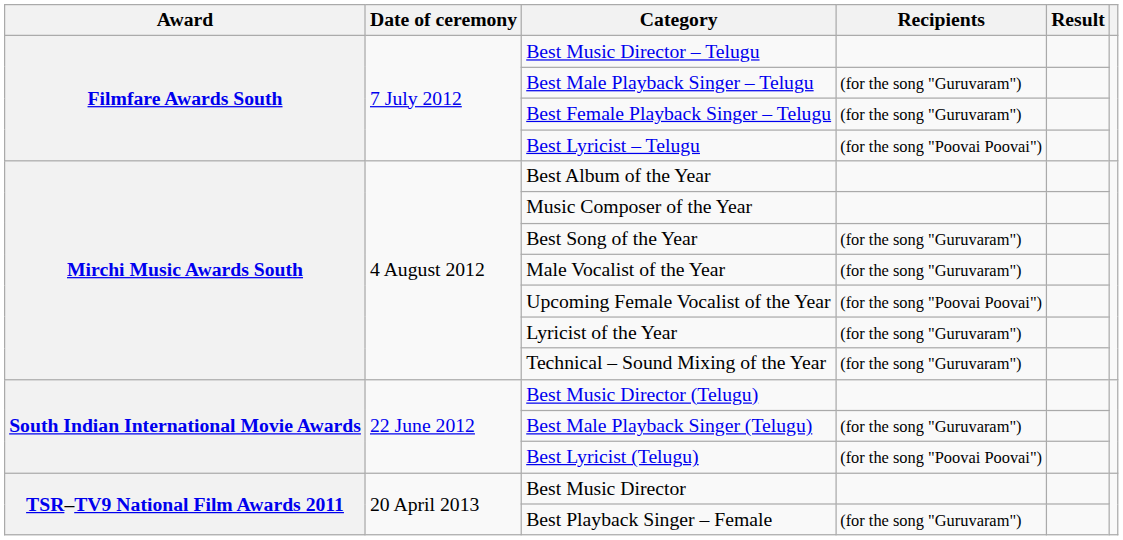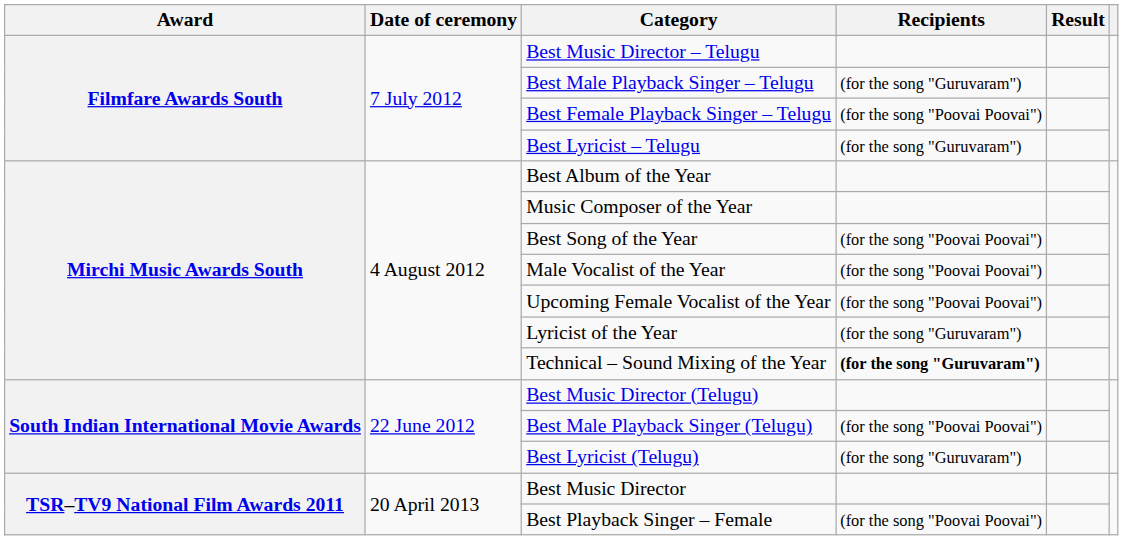(931, 114) (for the song "Guruvaram") -> (941, 114) (for the song "Poovai Poovai")
(941, 146) (for the song "Poovai Poovai") -> (931, 146) (for the song "Guruvaram")
(931, 239) (for the song "Guruvaram") -> (941, 239) (for the song "Poovai Poovai")
(931, 271) (for the song "Guruvaram") -> (941, 271) (for the song "Poovai Poovai")
(931, 364) normal -> (940, 363) bold
(931, 427) (for the song "Guruvaram") -> (941, 427) (for the song "Poovai Poovai")
(941, 458) (for the song "Poovai Poovai") -> (931, 458) (for the song "Guruvaram")
(931, 520) (for the song "Guruvaram") -> (941, 520) (for the song "Poovai Poovai")
